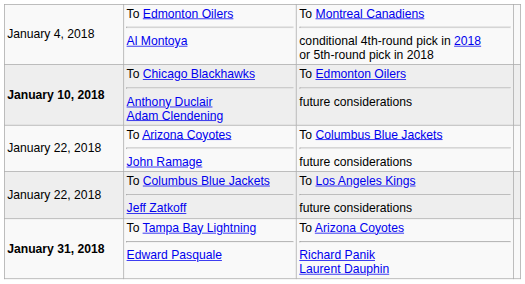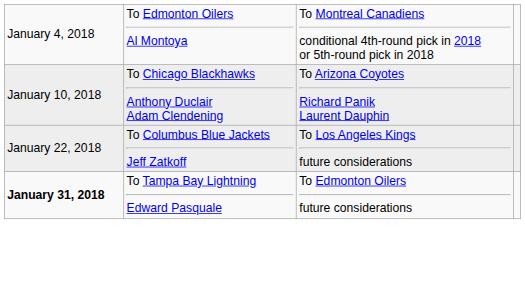(56, 94) bold -> (54, 94) normal
(405, 88) To Edmonton Oilers future considerations -> (405, 94) To Arizona Coyotes Richard Panik Laurent Dauphin
- row: (210, 148)
(405, 248) To Arizona Coyotes Richard Panik Laurent Dauphin -> (405, 195) To Edmonton Oilers future considerations
